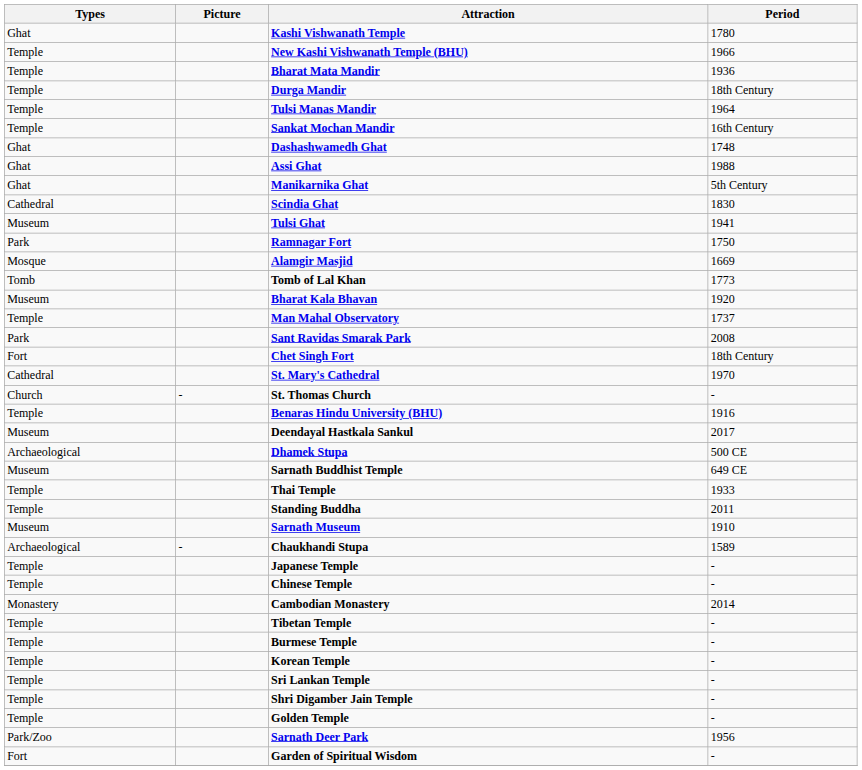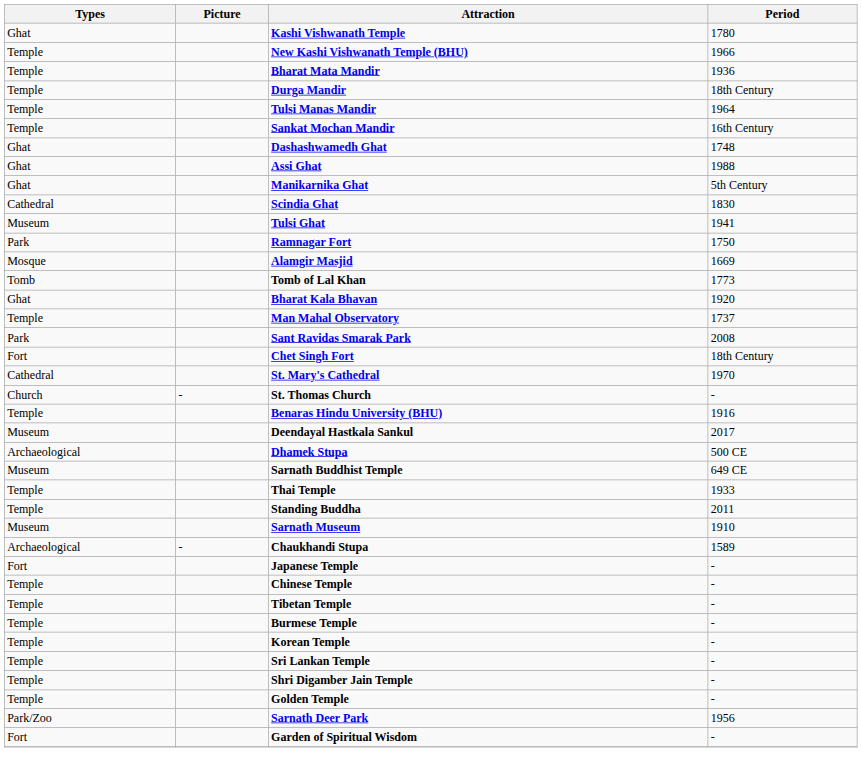(28, 299) Museum -> (19, 299) Ghat
(25, 565) Temple -> (17, 565) Fort
- row: (330, 603)
